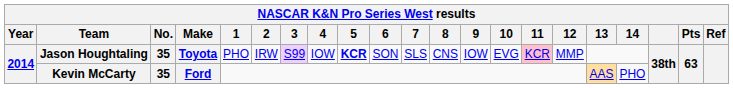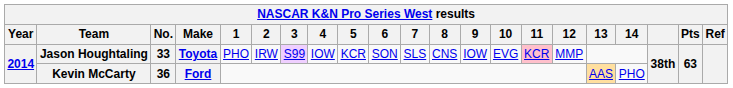(163, 54) 35 -> (163, 54) 33
(354, 54) bold -> (353, 54) normal
(163, 74) 35 -> (163, 74) 36
